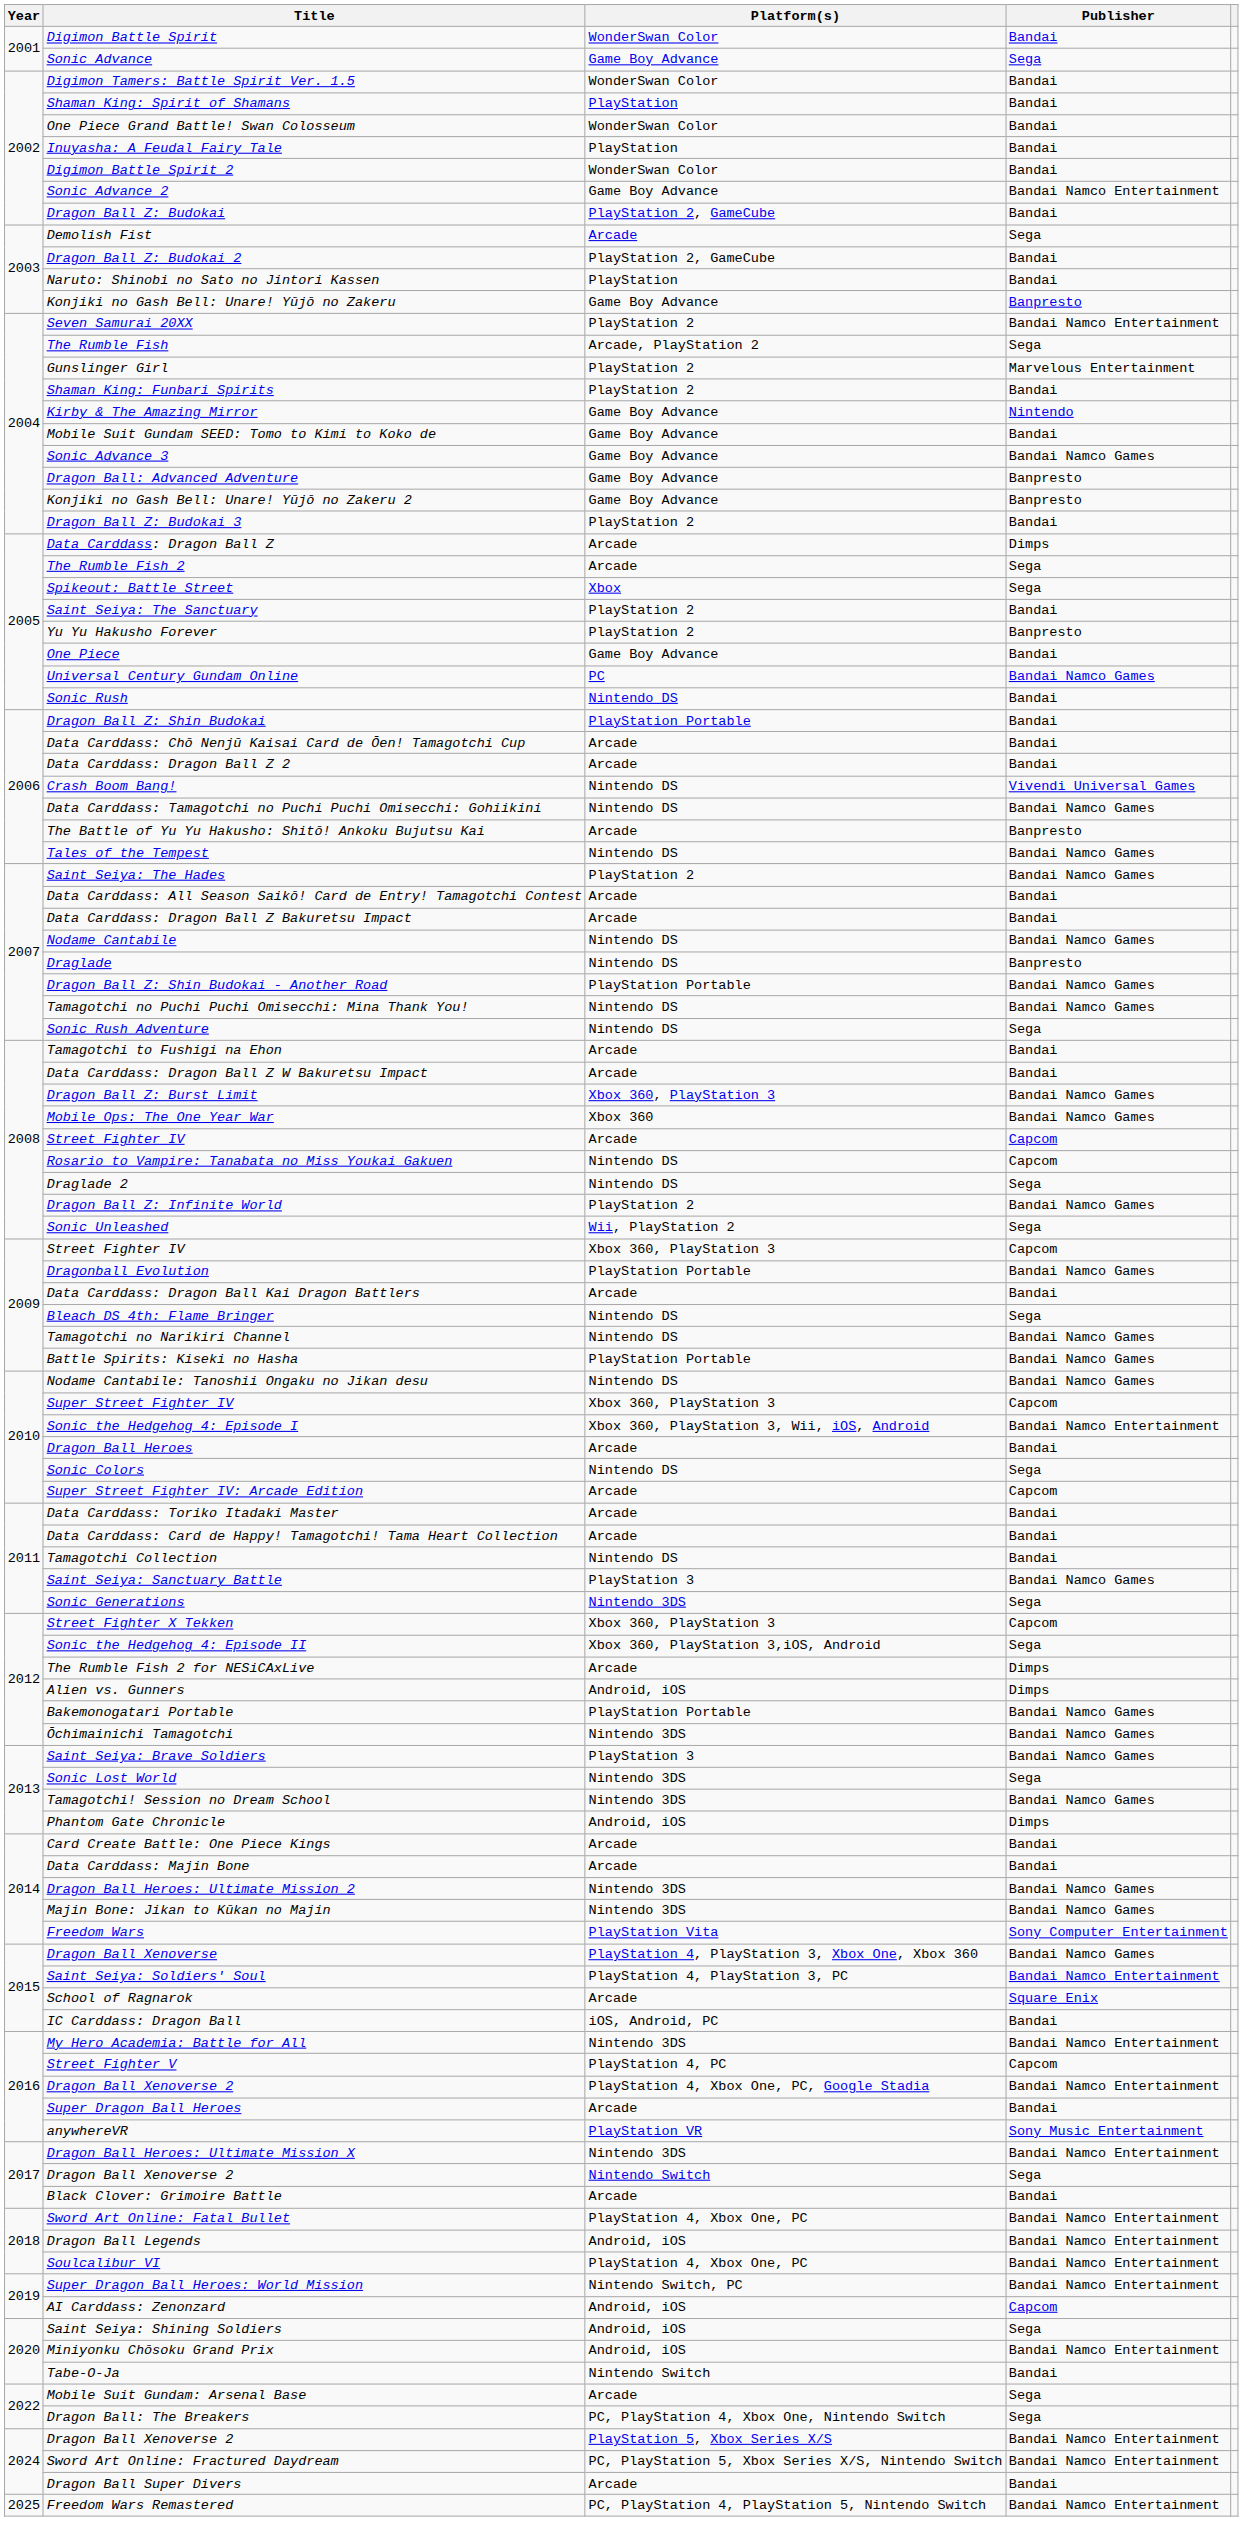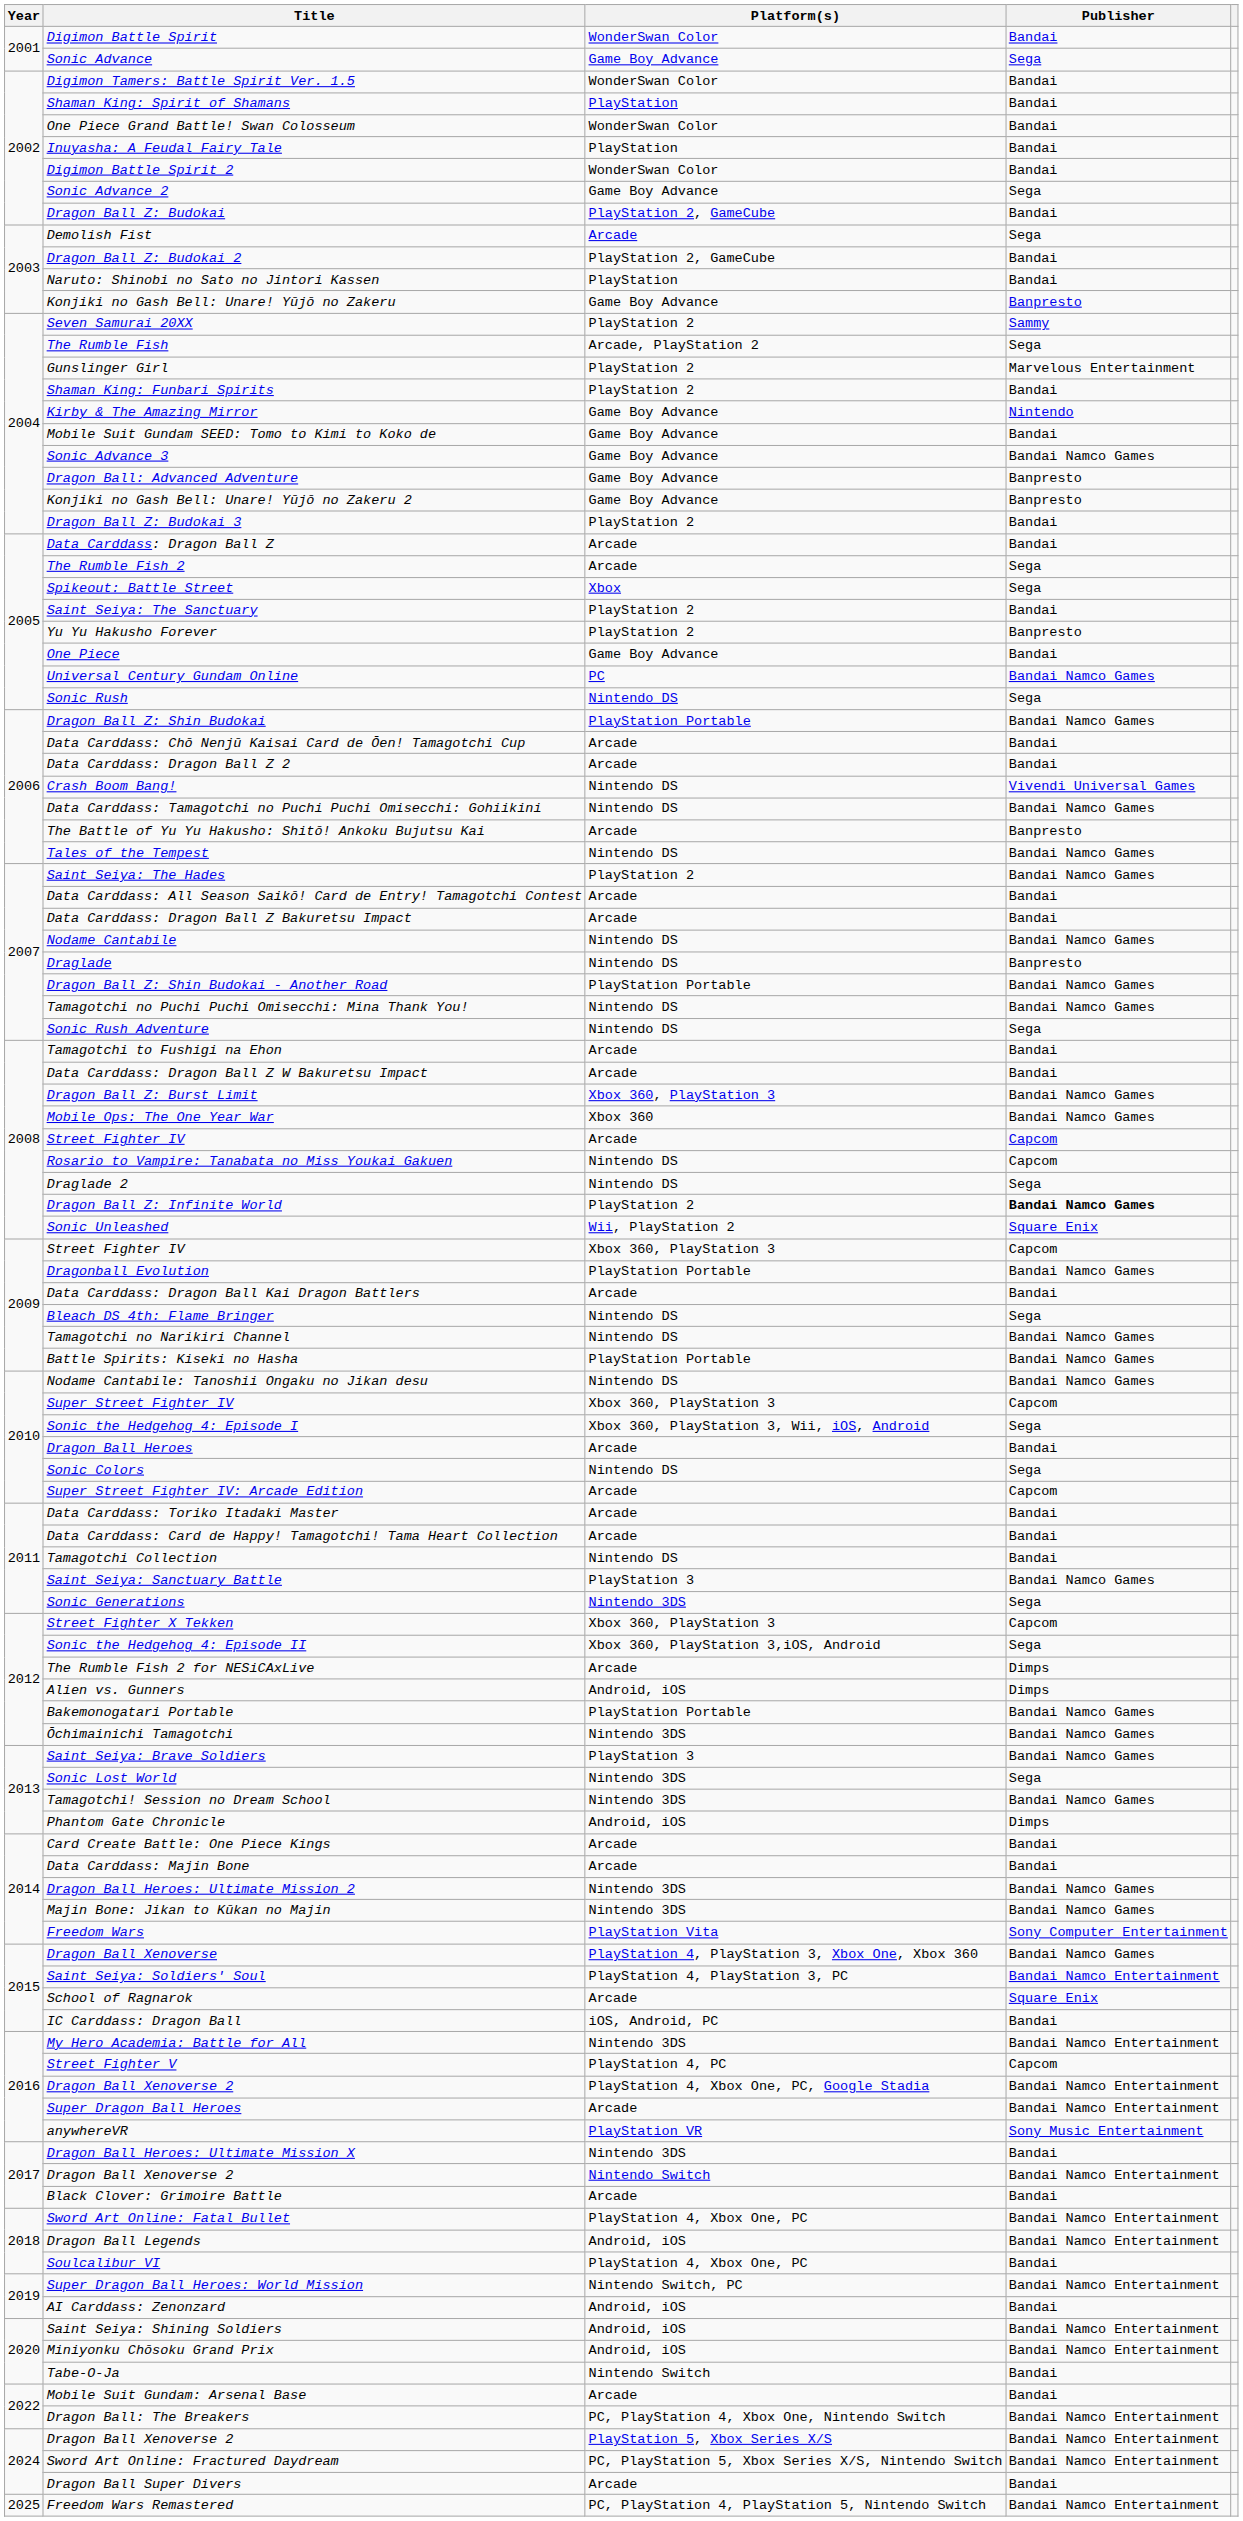(1114, 192) Bandai Namco Entertainment -> (1025, 192) Sega
(1114, 324) Bandai Namco Entertainment -> (1029, 324) Sammy
(1029, 544) Dimps -> (1033, 544) Bandai
(1033, 699) Bandai -> (1025, 699) Sega
(1033, 721) Bandai -> (1082, 721) Bandai Namco Games
(1082, 1205) normal -> (1082, 1205) bold
(1025, 1227) Sega -> (1053, 1227) Square Enix
(1114, 1426) Bandai Namco Entertainment -> (1025, 1426) Sega
(1033, 2109) Bandai -> (1114, 2109) Bandai Namco Entertainment
(1114, 2153) Bandai Namco Entertainment -> (1033, 2153) Bandai
(1025, 2175) Sega -> (1114, 2175) Bandai Namco Entertainment
(1114, 2263) Bandai Namco Entertainment -> (1033, 2263) Bandai
(1033, 2307) Capcom -> (1033, 2307) Bandai
(1025, 2329) Sega -> (1114, 2329) Bandai Namco Entertainment
(1025, 2395) Sega -> (1033, 2395) Bandai
(1025, 2417) Sega -> (1114, 2417) Bandai Namco Entertainment
